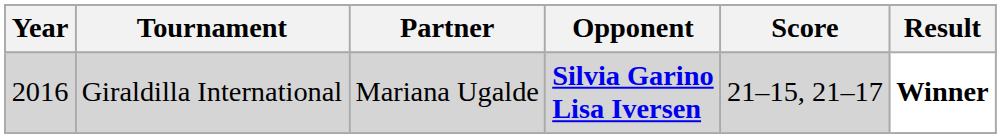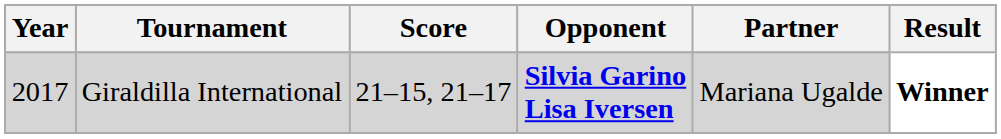columns swapped: (447, 28) <-> (805, 28)
(40, 91) 2016 -> (40, 91) 2017
